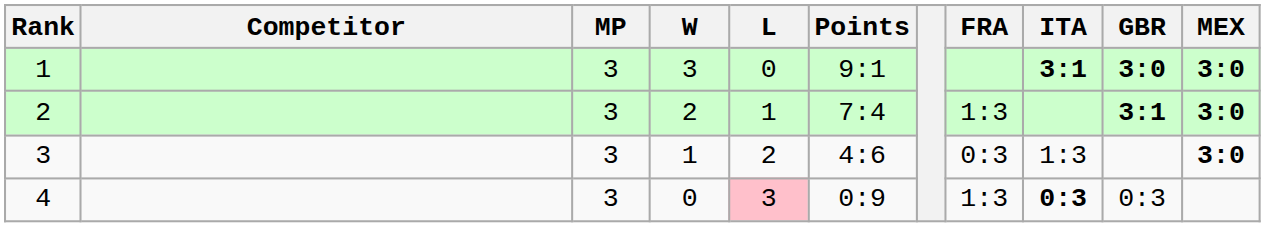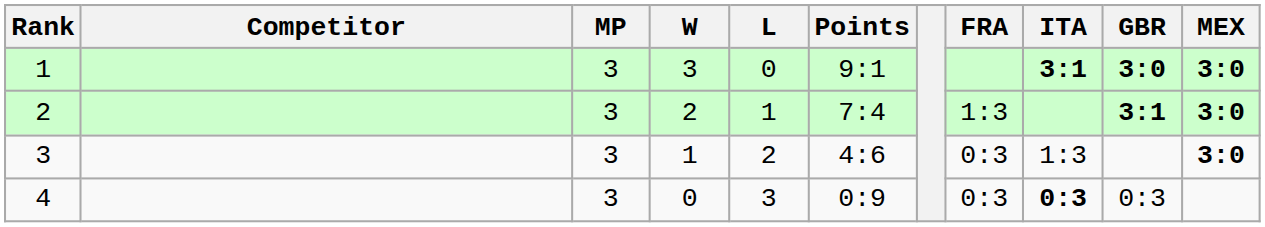(769, 200) pink background -> (769, 200) no background
(984, 200) 1:3 -> (984, 200) 0:3
